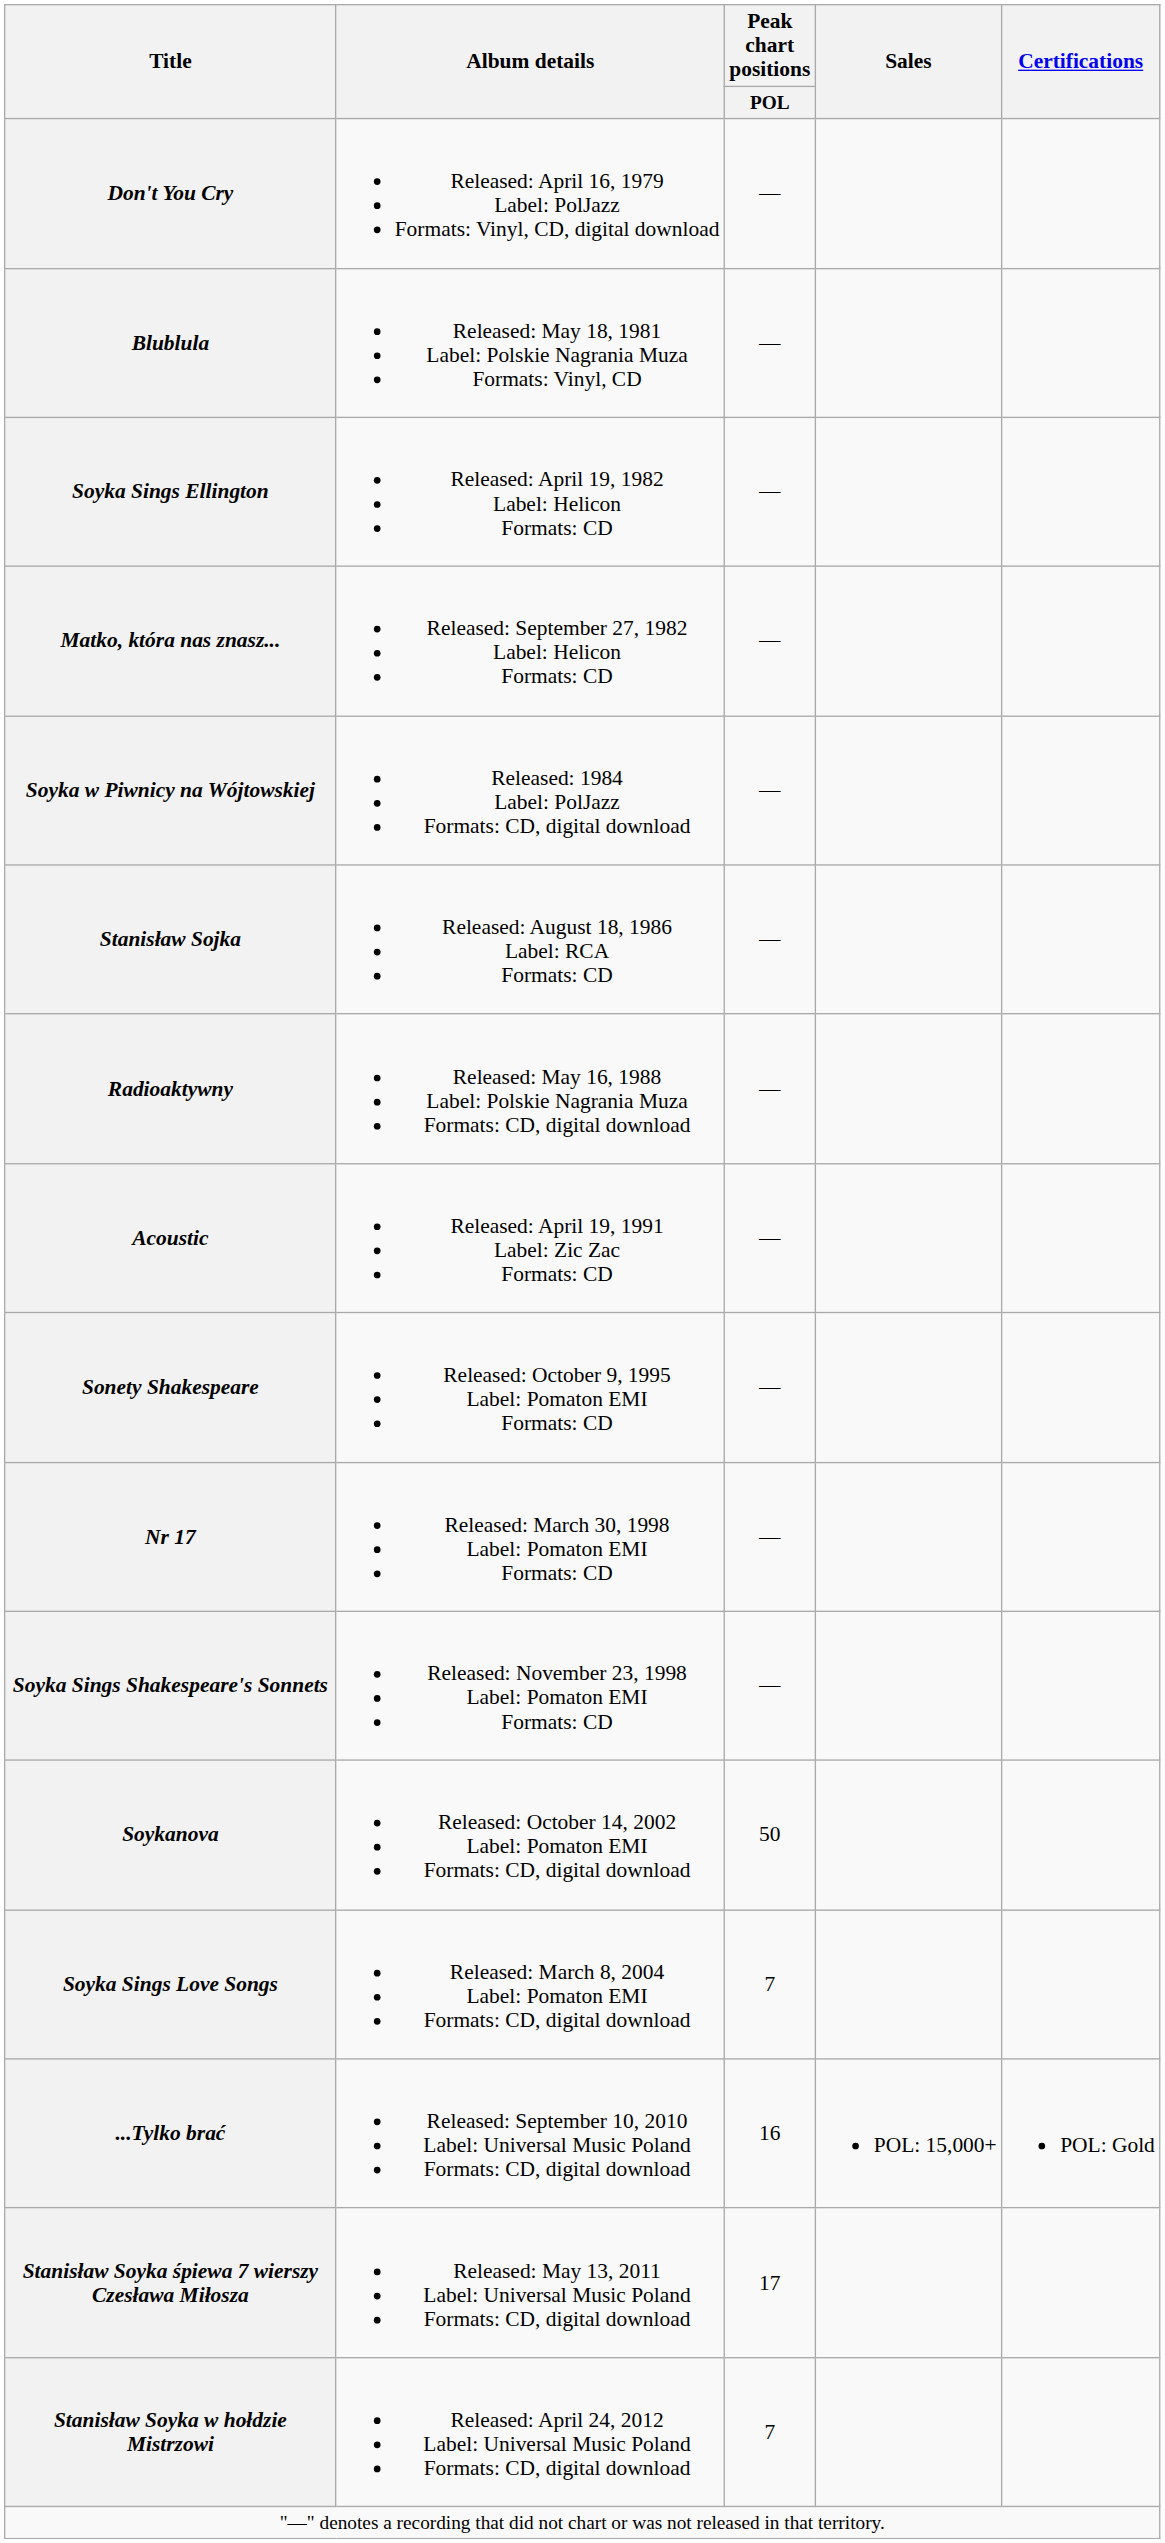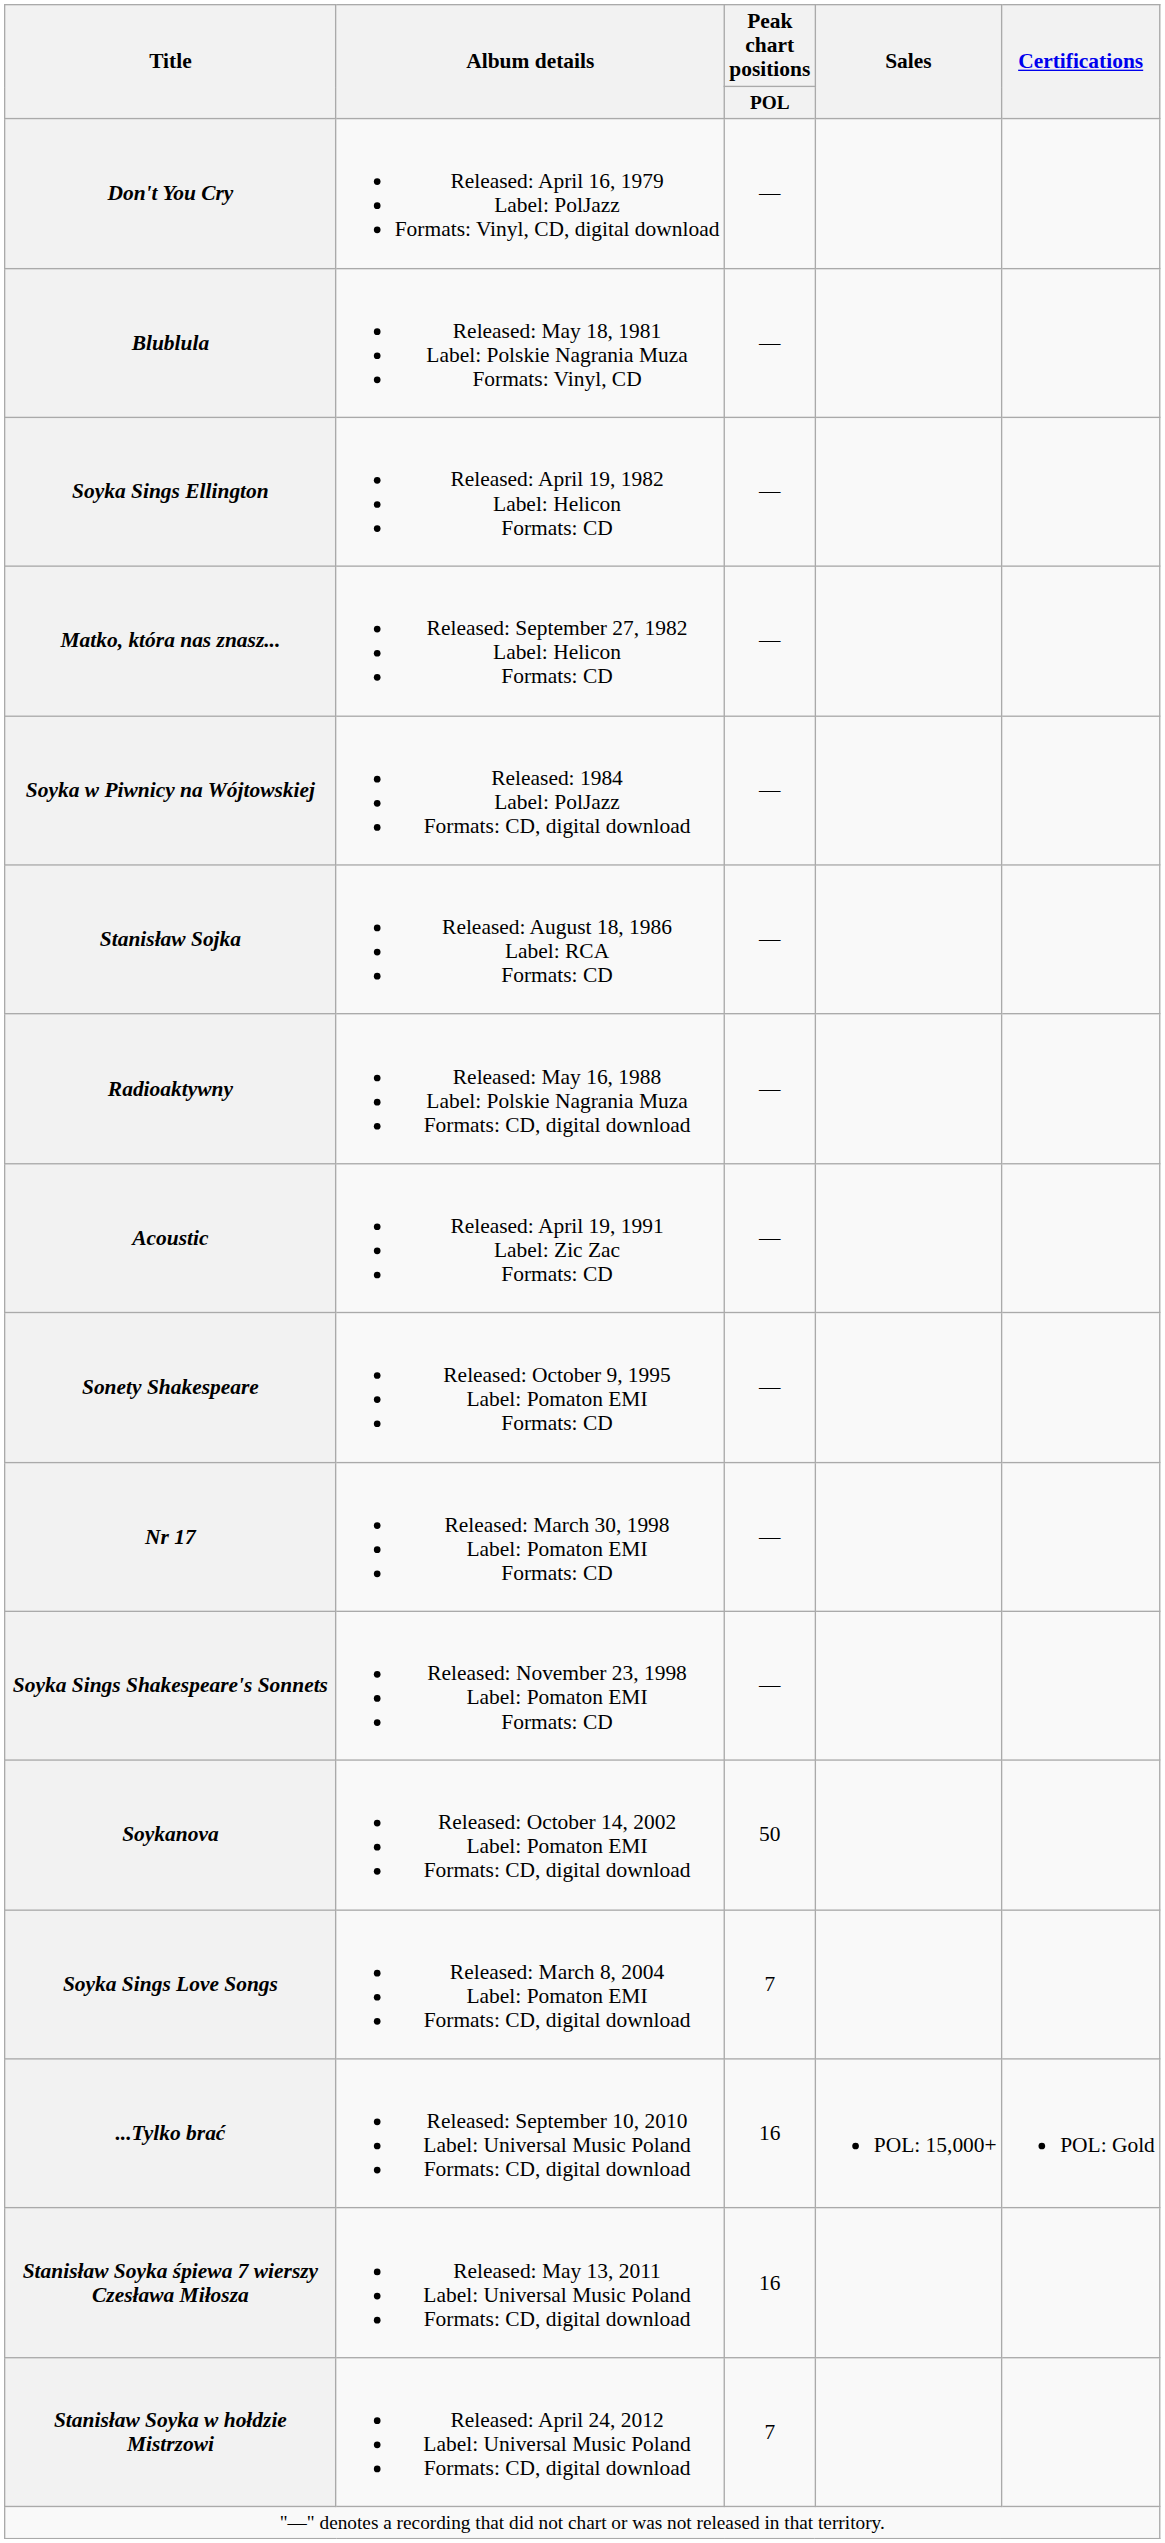(770, 2282) 17 -> (770, 2282) 16
